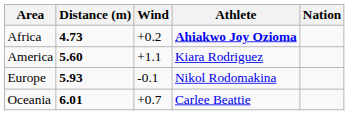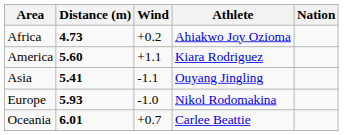(236, 36) bold -> (233, 36) normal
+ row: (20, 78)
(148, 78) -0.1 -> (148, 99) -1.0
